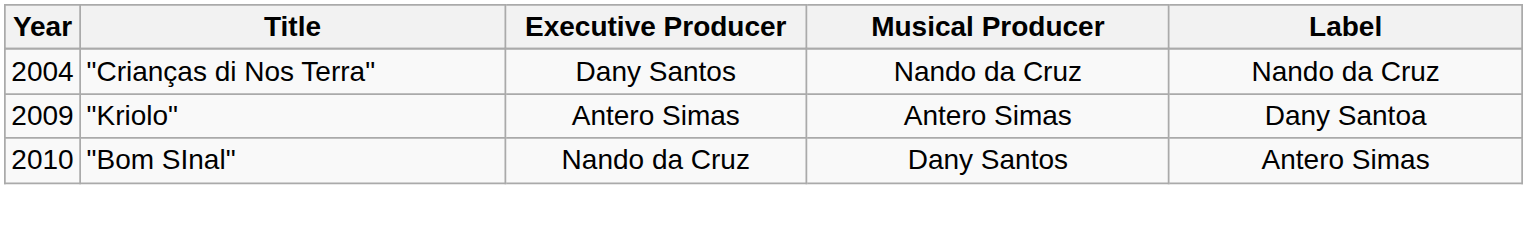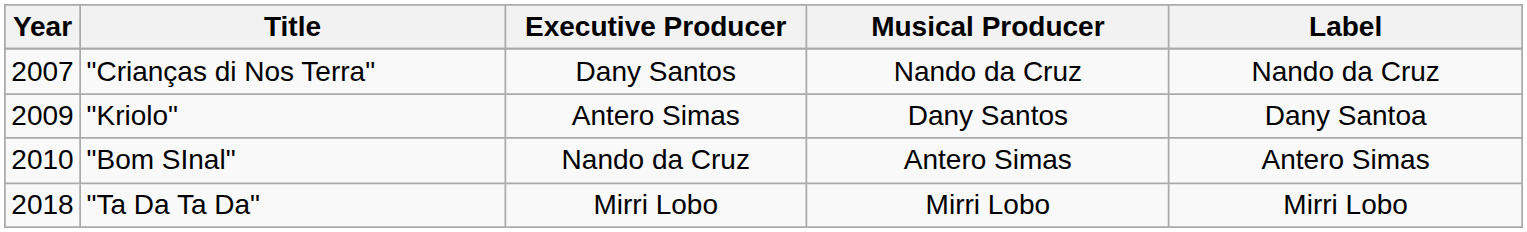(42, 71) 2004 -> (42, 71) 2007
(988, 115) Antero Simas -> (988, 115) Dany Santos
(988, 159) Dany Santos -> (988, 159) Antero Simas
+ row: (173, 204)
